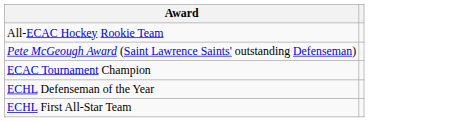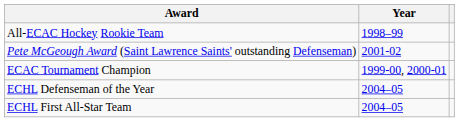+ column: (404, 13)
